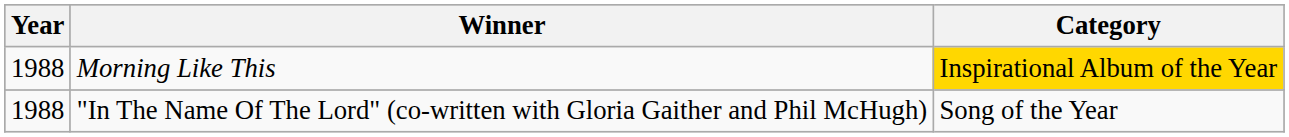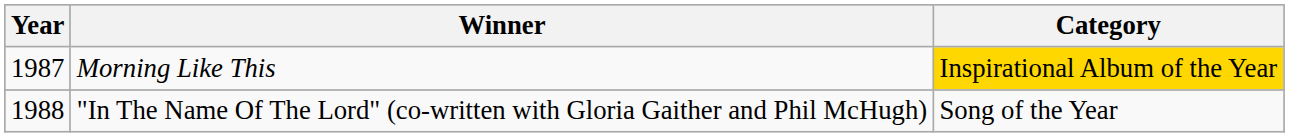(38, 68) 1988 -> (38, 68) 1987
